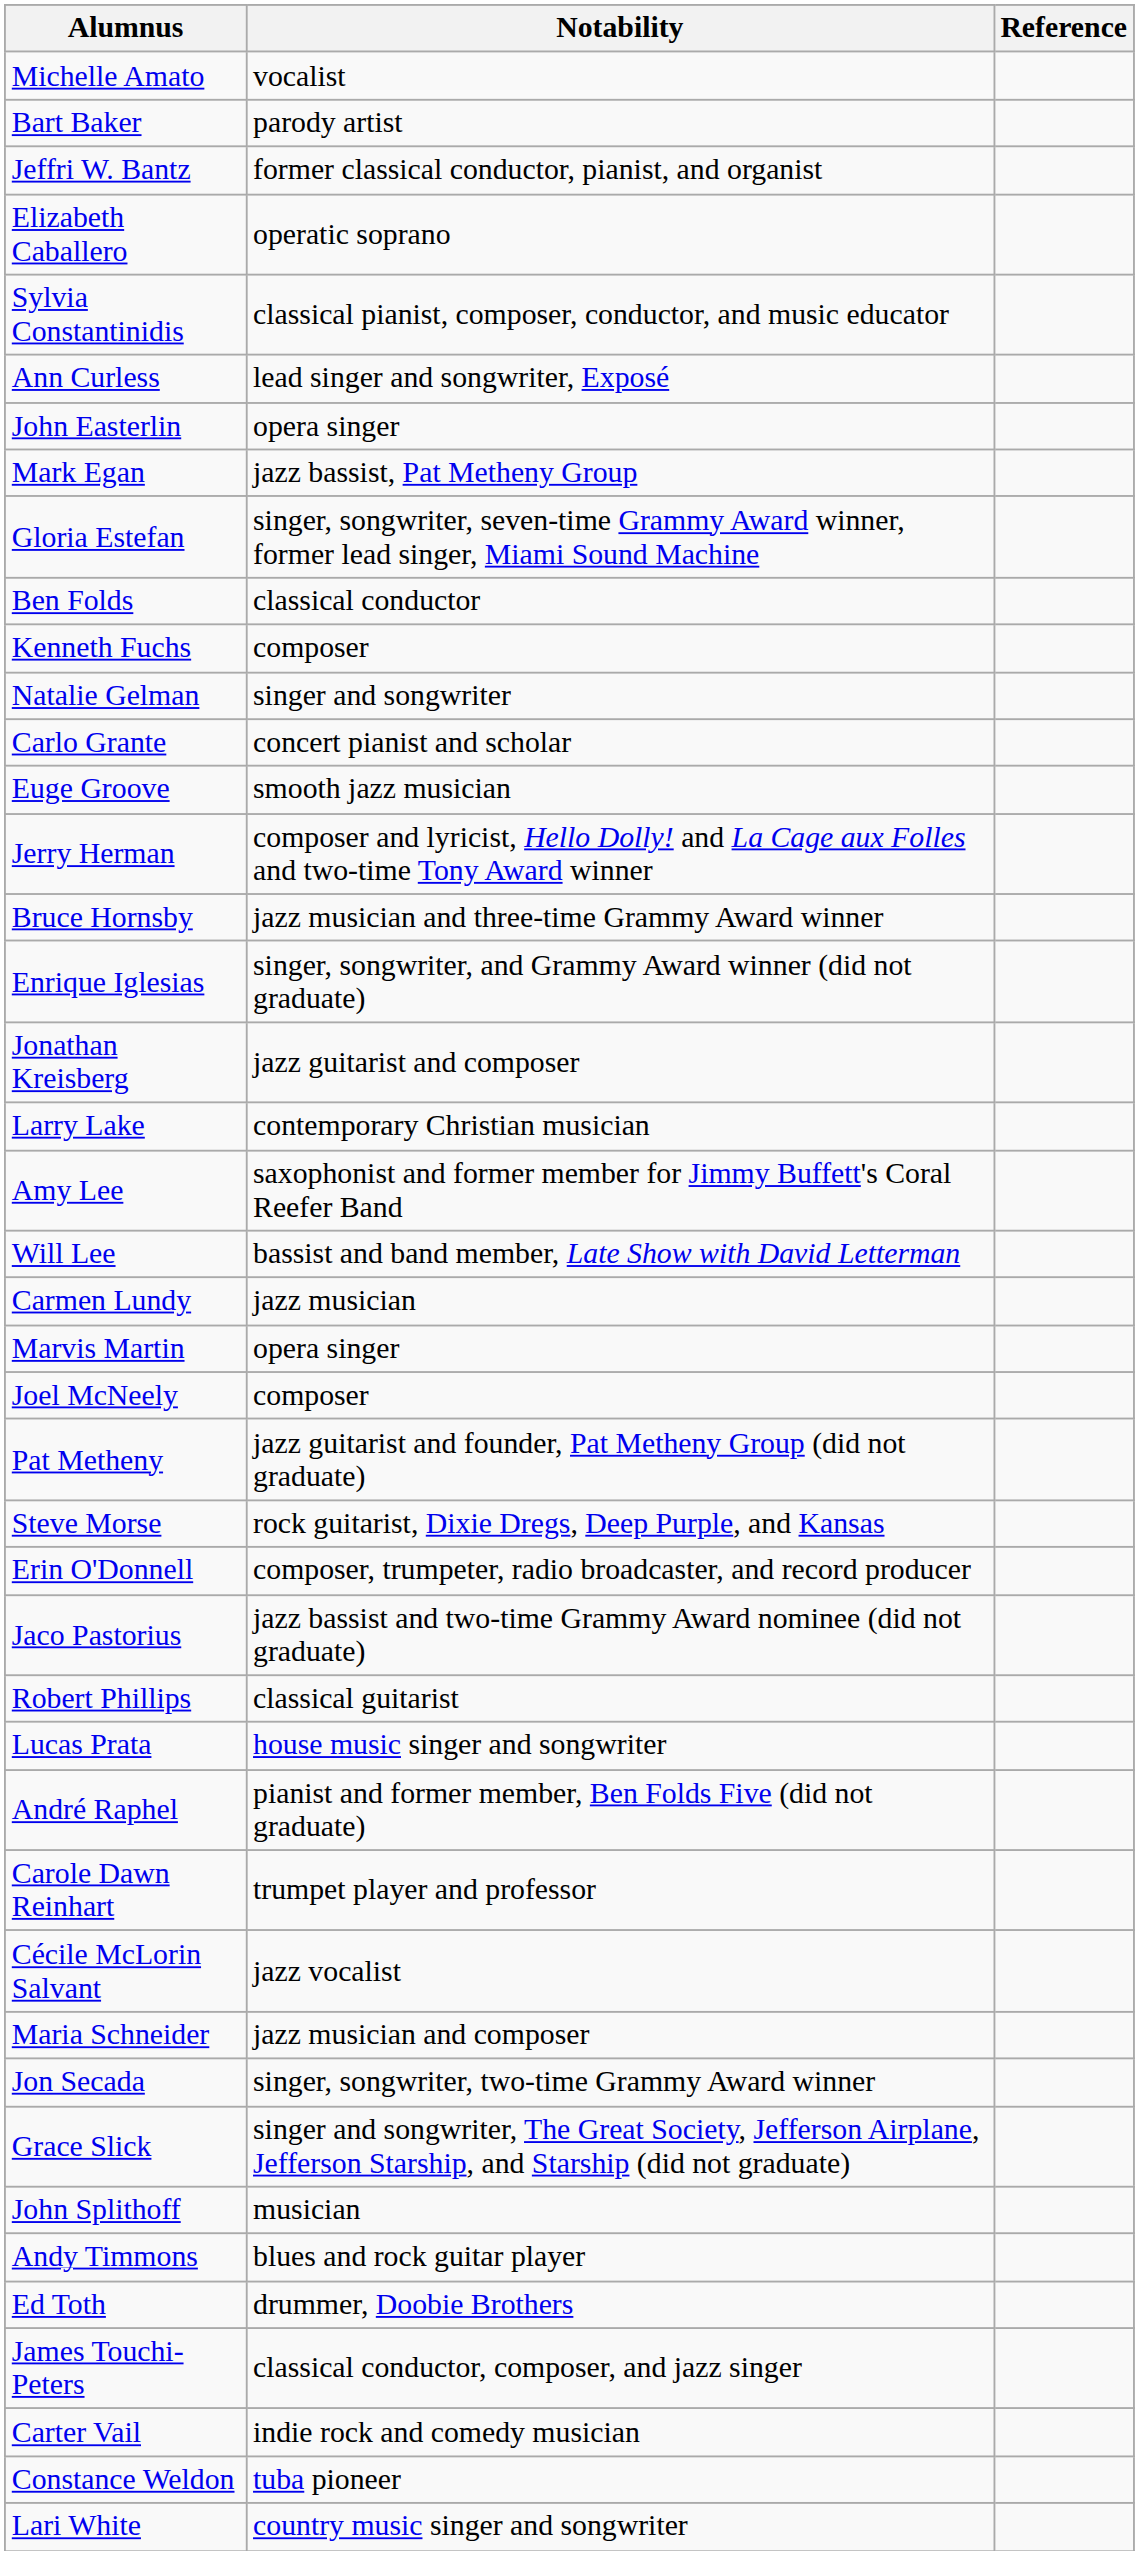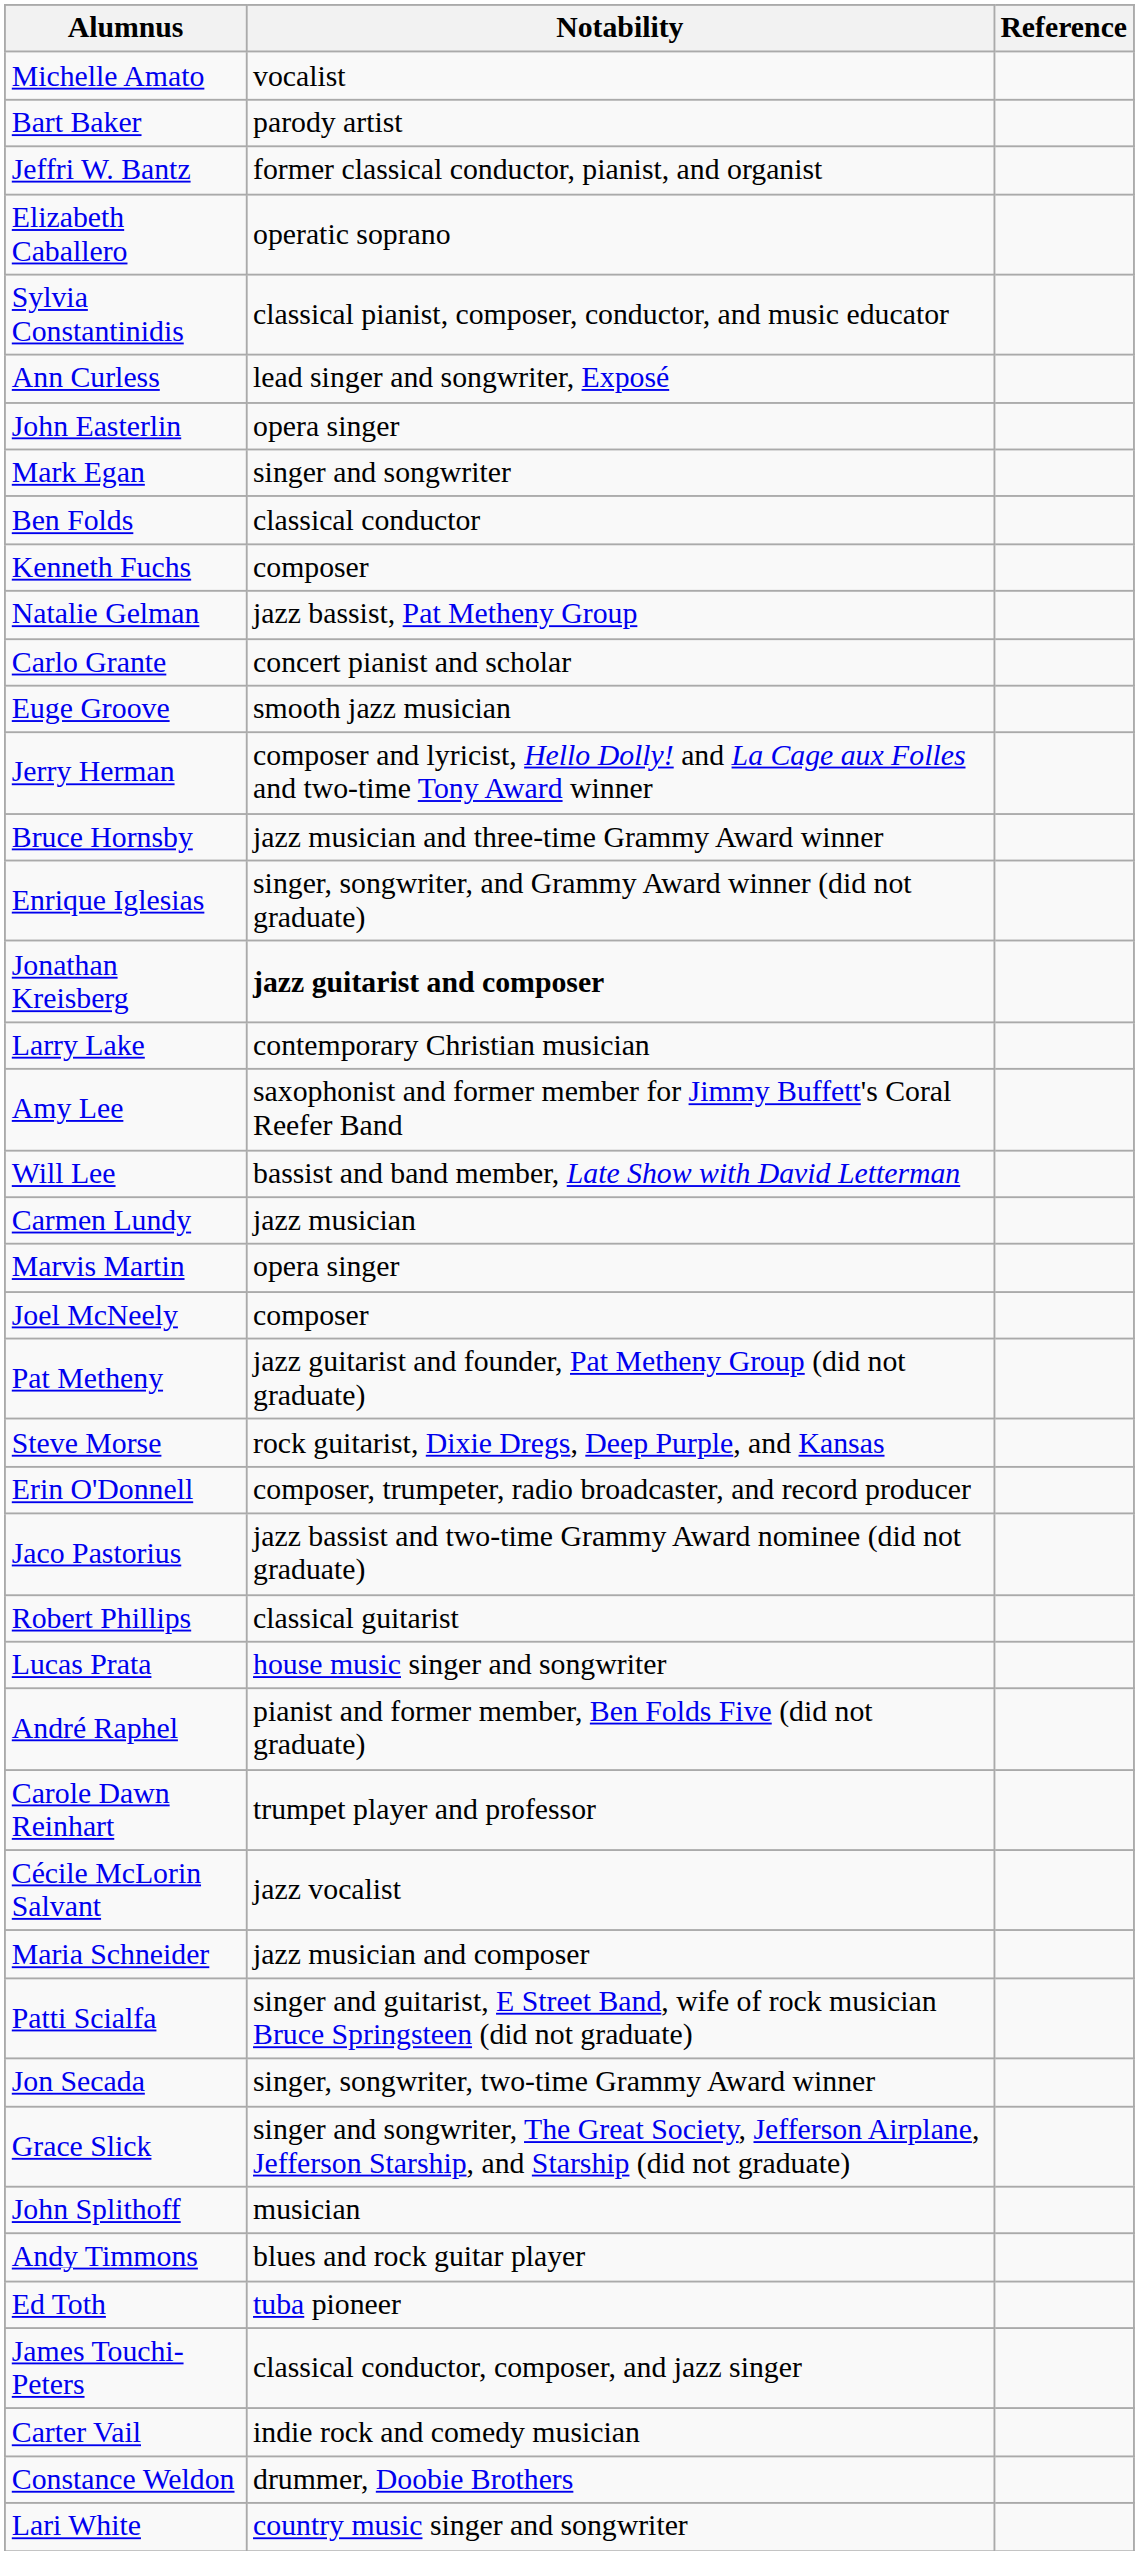(445, 472) jazz bassist, Pat Metheny Group -> (382, 472) singer and songwriter
- row: (98, 536)
(382, 694) singer and songwriter -> (445, 614) jazz bassist, Pat Metheny Group
(416, 1061) normal -> (429, 981) bold
+ row: (84, 2017)
(413, 2304) drummer, Doobie Brothers -> (327, 2304) tuba pioneer
(327, 2479) tuba pioneer -> (413, 2479) drummer, Doobie Brothers
